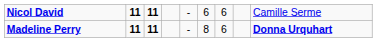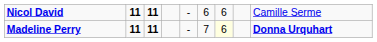(206, 29) 8 -> (206, 29) 7
(224, 29) no background -> (224, 29) lightyellow background
